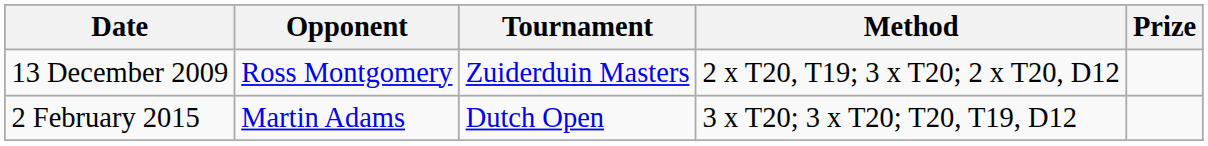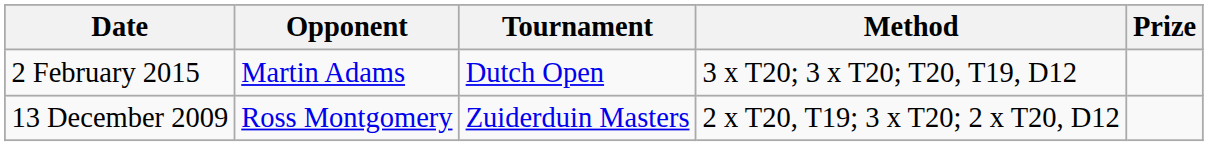rows swapped: (120, 72) <-> (106, 117)
